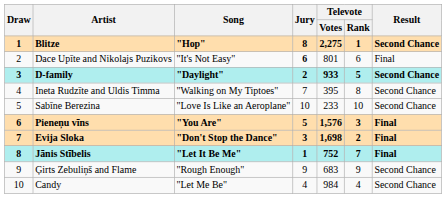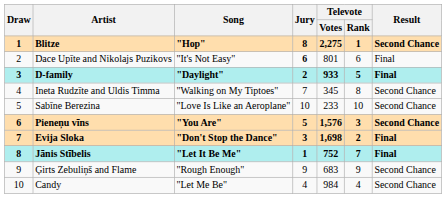(407, 75) Second Chance -> (385, 75) Final
(331, 91) 395 -> (331, 91) 345
(385, 122) Final -> (407, 122) Second Chance
